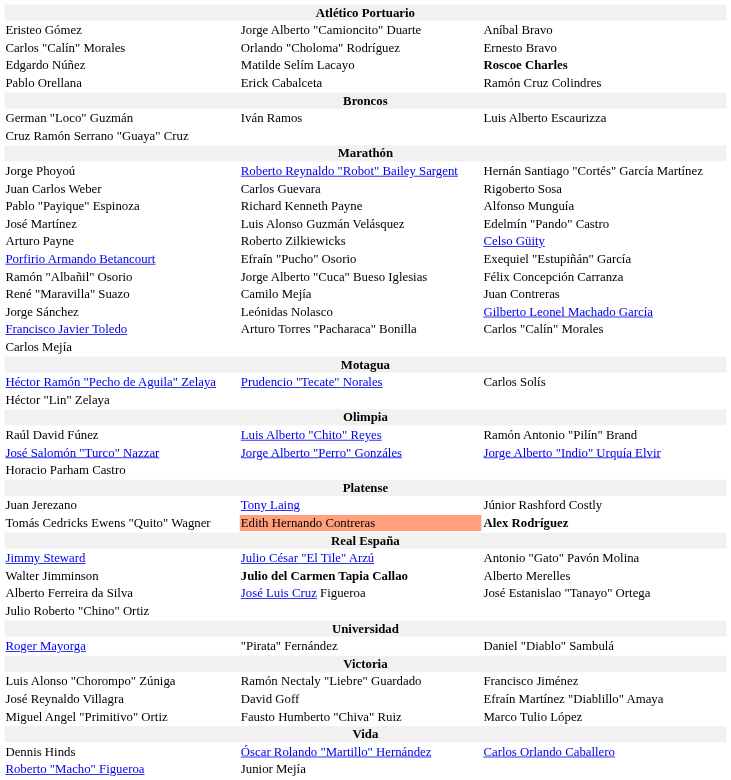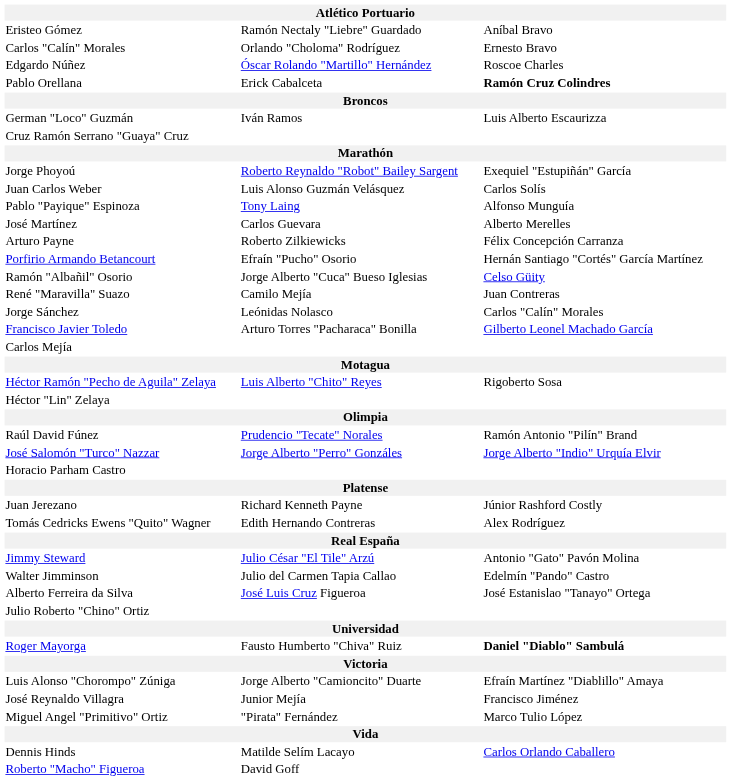(331, 30) Jorge Alberto "Camioncito" Duarte -> (331, 30) Ramón Nectaly "Liebre" Guardado
(298, 65) Matilde Selím Lacayo -> (336, 65) Óscar Rolando "Martillo" Hernández
(526, 65) bold -> (523, 65) normal
(542, 83) normal -> (547, 83) bold
(593, 171) Hernán Santiago "Cortés" García Martínez -> (557, 171) Exequiel "Estupiñán" García
(281, 188) Carlos Guevara -> (323, 188) Luis Alonso Guzmán Velásquez
(523, 188) Rigoberto Sosa -> (515, 188) Carlos Solís
(302, 206) Richard Kenneth Payne -> (270, 206) Tony Laing
(323, 223) Luis Alonso Guzmán Velásquez -> (281, 223) Carlos Guevara
(546, 223) Edelmín "Pando" Castro -> (527, 223) Alberto Merelles
(514, 241) Celso Güity -> (553, 241) Félix Concepción Carranza
(557, 259) Exequiel "Estupiñán" García -> (593, 259) Hernán Santiago "Cortés" García Martínez
(553, 276) Félix Concepción Carranza -> (514, 276) Celso Güity
(568, 311) Gilberto Leonel Machado García -> (543, 311) Carlos "Calín" Morales
(543, 329) Carlos "Calín" Morales -> (568, 329) Gilberto Leonel Machado García
(312, 382) Prudencio "Tecate" Norales -> (311, 382) Luis Alberto "Chito" Reyes
(515, 382) Carlos Solís -> (523, 382) Rigoberto Sosa
(311, 435) Luis Alberto "Chito" Reyes -> (312, 435) Prudencio "Tecate" Norales
(270, 505) Tony Laing -> (302, 505) Richard Kenneth Payne
(308, 523) lightsalmon background -> (308, 523) no background
(526, 523) bold -> (524, 523) normal
(324, 575) bold -> (318, 575) normal
(527, 575) Alberto Merelles -> (546, 575) Edelmín "Pando" Castro
(289, 646) "Pirata" Fernández -> (321, 646) Fausto Humberto "Chiva" Ruiz
(549, 646) normal -> (554, 646) bold
(331, 681) Ramón Nectaly "Liebre" Guardado -> (331, 681) Jorge Alberto "Camioncito" Duarte
(531, 681) Francisco Jiménez -> (573, 681) Efraín Martínez "Diablillo" Amaya
(270, 699) David Goff -> (273, 699) Junior Mejía
(573, 699) Efraín Martínez "Diablillo" Amaya -> (531, 699) Francisco Jiménez
(321, 716) Fausto Humberto "Chiva" Ruiz -> (289, 716) "Pirata" Fernández
(336, 751) Óscar Rolando "Martillo" Hernández -> (298, 751) Matilde Selím Lacayo
(273, 769) Junior Mejía -> (270, 769) David Goff
